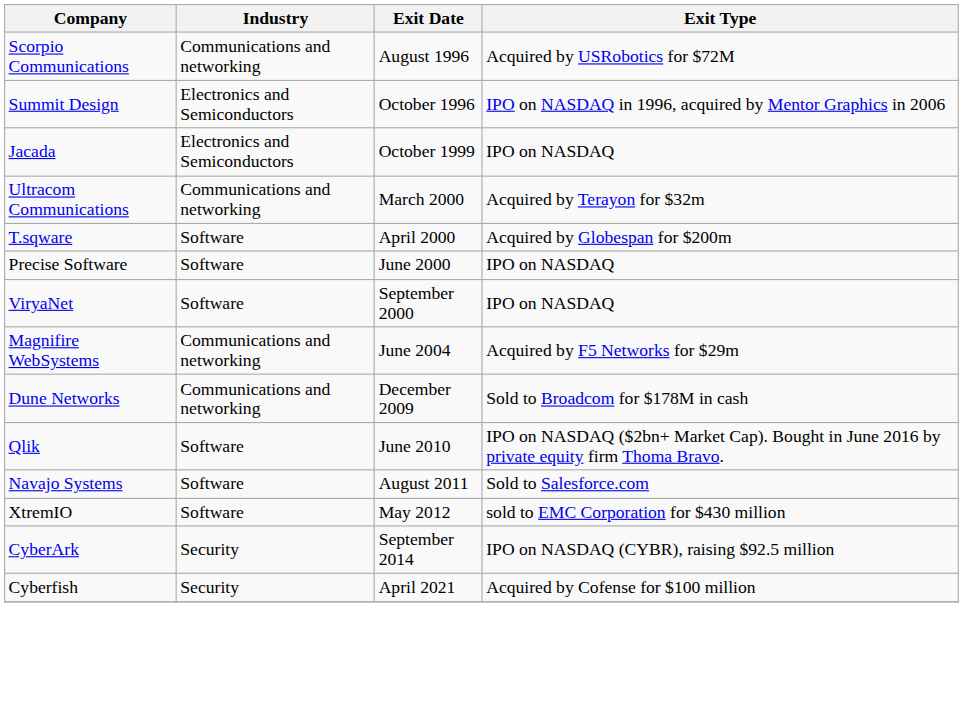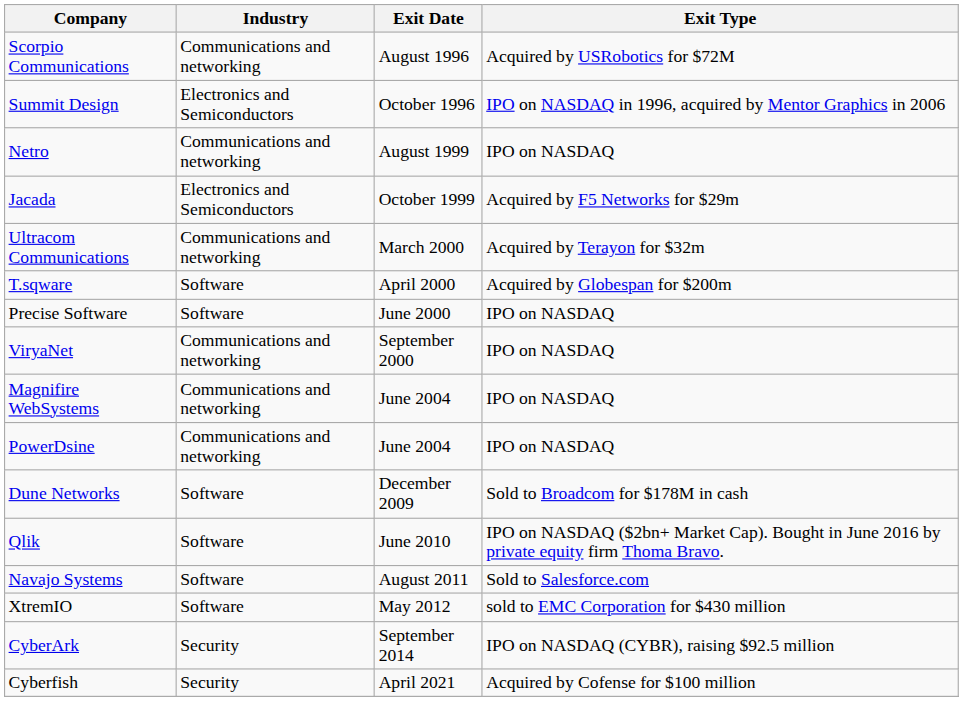+ row: (29, 151)
(550, 151) IPO on NASDAQ -> (613, 199) Acquired by F5 Networks for $29m
(212, 302) Software -> (255, 350) Communications and networking
(613, 350) Acquired by F5 Networks for $29m -> (550, 398) IPO on NASDAQ
+ row: (52, 446)
(255, 398) Communications and networking -> (212, 493) Software
